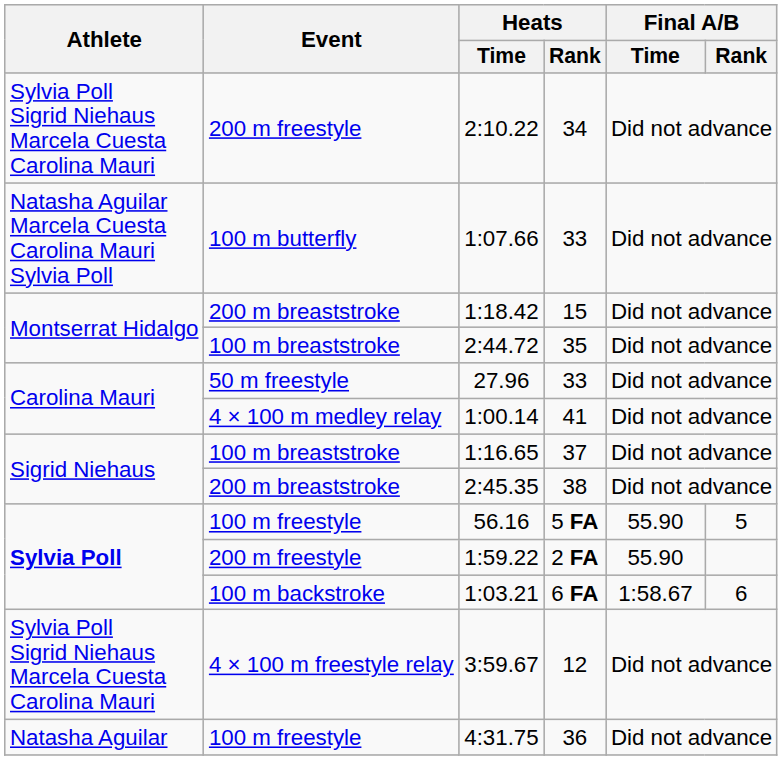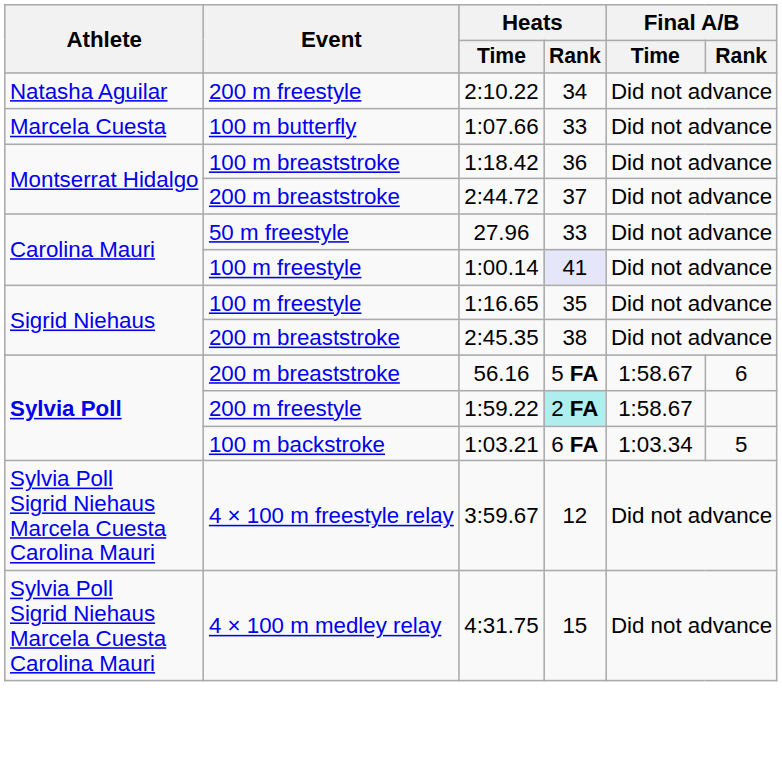(88, 129) Sylvia Poll Sigrid Niehaus Marcela Cuesta Carolina Mauri -> (89, 91) Natasha Aguilar
(89, 238) Natasha Aguilar Marcela Cuesta Carolina Mauri Sylvia Poll -> (88, 127) Marcela Cuesta
(304, 311) 200 m breaststroke -> (304, 162) 100 m breaststroke
(575, 311) 15 -> (575, 162) 36
(304, 346) 100 m breaststroke -> (304, 197) 200 m breaststroke
(575, 346) 35 -> (575, 197) 37
(325, 416) 4 × 100 m medley relay -> (285, 268) 100 m freestyle
(575, 416) no background -> (575, 268) lavender background
(304, 452) 100 m breaststroke -> (285, 303) 100 m freestyle
(575, 452) 37 -> (575, 303) 35
(285, 522) 100 m freestyle -> (304, 373) 200 m breaststroke
(655, 522) 55.90 -> (655, 373) 1:58.67
(741, 522) 5 -> (741, 373) 6
(575, 557) no background -> (575, 409) paleturquoise background
(655, 557) 55.90 -> (655, 409) 1:58.67
(655, 593) 1:58.67 -> (655, 444) 1:03.34
(741, 593) 6 -> (741, 444) 5
(89, 738) Natasha Aguilar -> (88, 626) Sylvia Poll Sigrid Niehaus Marcela Cuesta Carolina Mauri
(285, 738) 100 m freestyle -> (325, 626) 4 × 100 m medley relay
(575, 738) 36 -> (575, 626) 15
